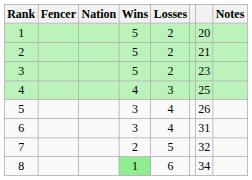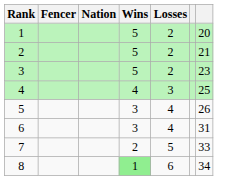- column: (230, 14)
(204, 147) 32 -> (204, 147) 33
